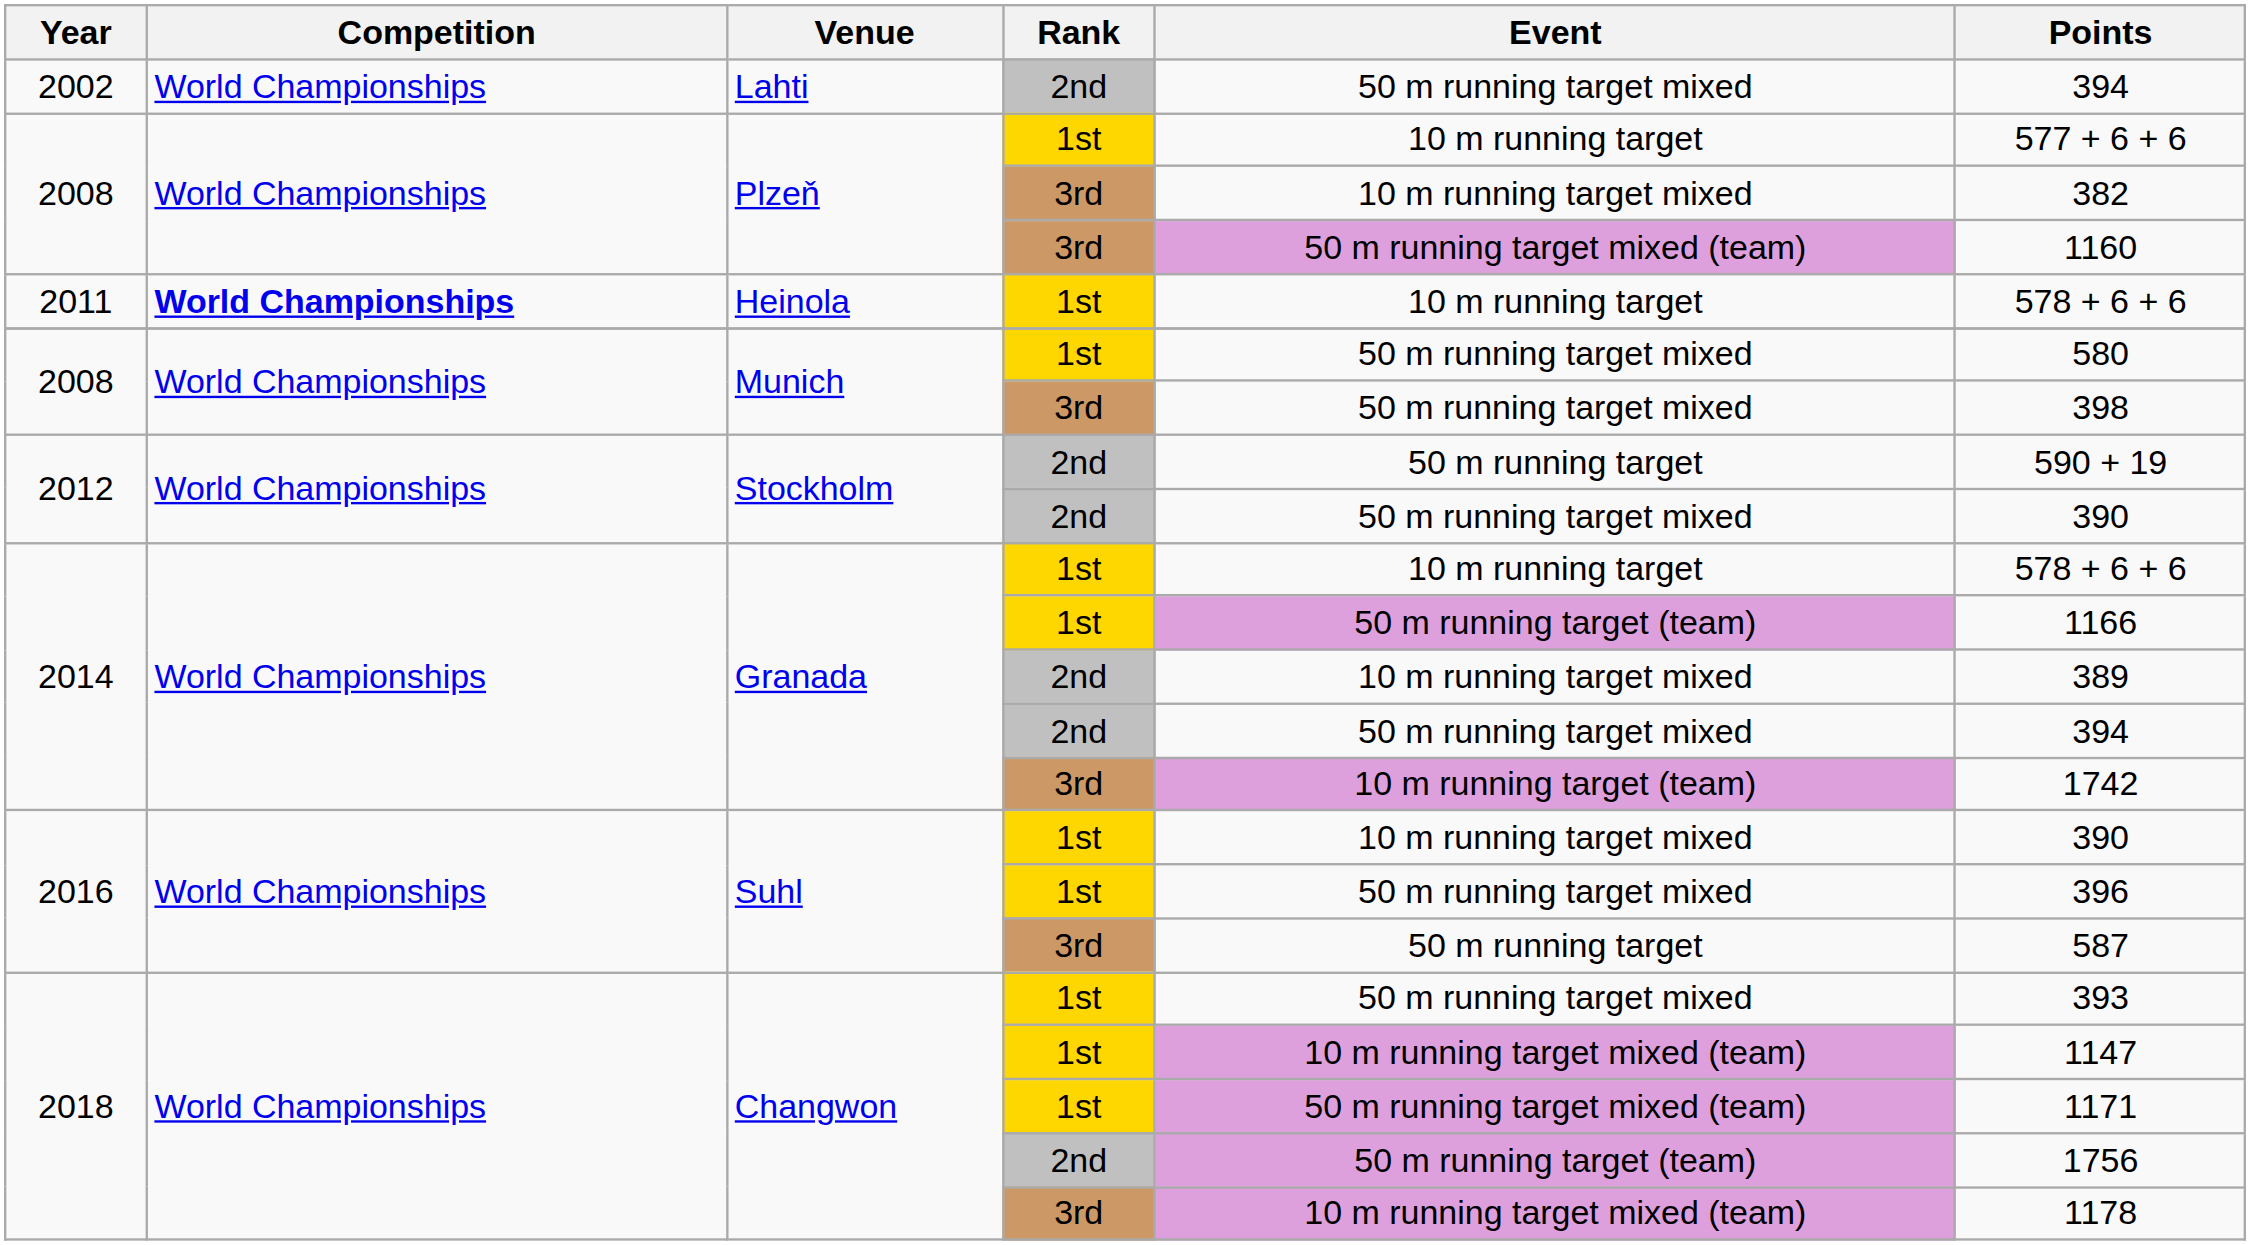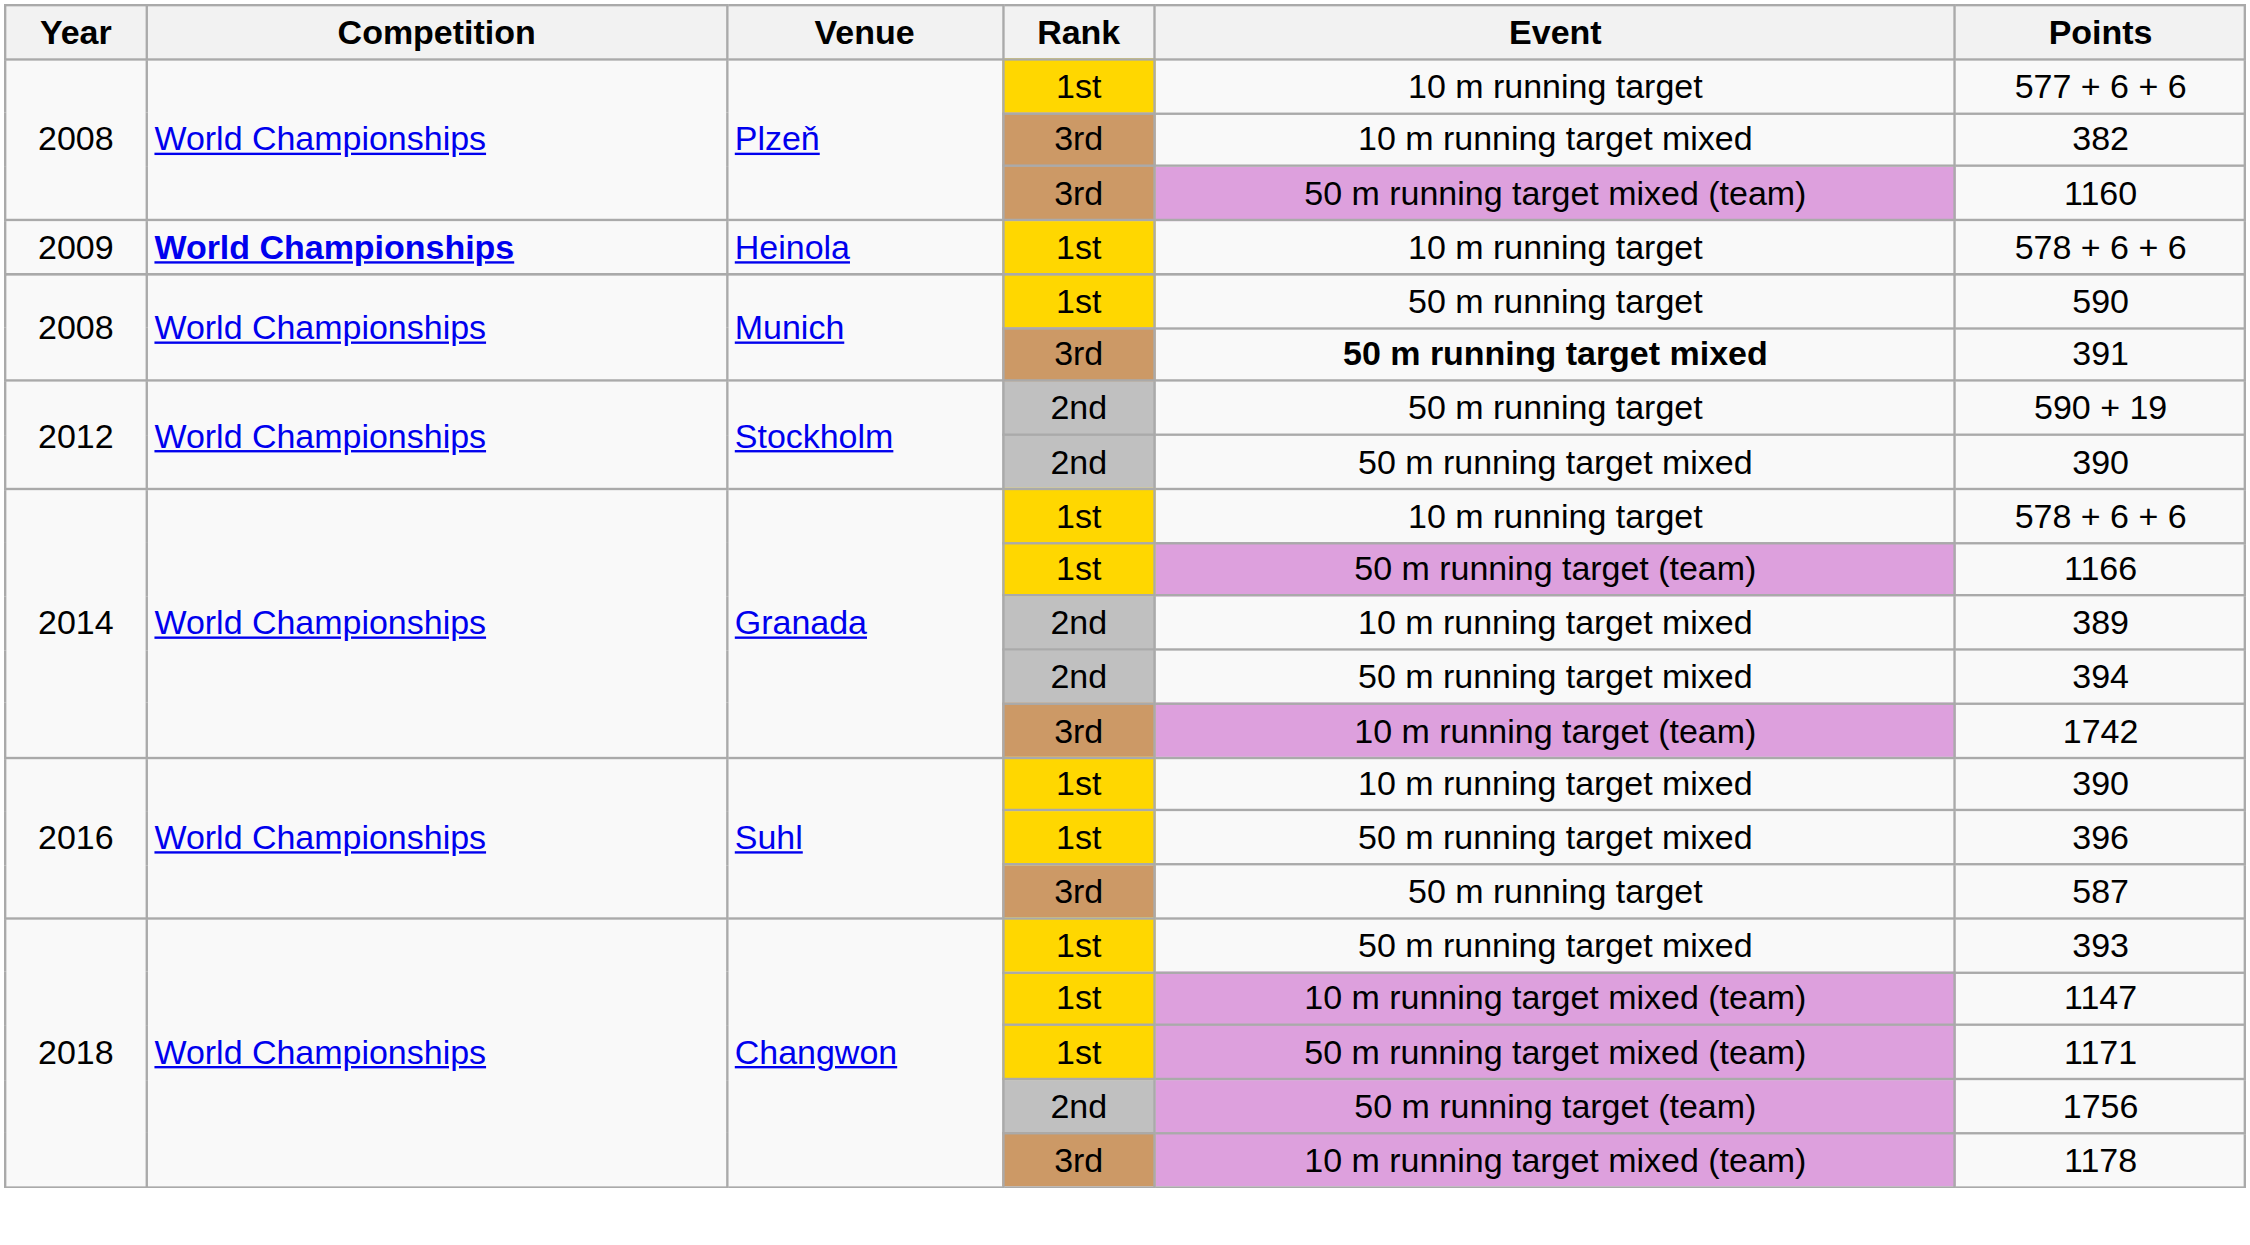- row: (772, 86)
(76, 301) 2011 -> (76, 247) 2009
(1555, 355) 50 m running target mixed -> (1555, 301) 50 m running target
(2101, 355) 580 -> (2101, 301) 590
(1555, 408) normal -> (1555, 355) bold
(2101, 408) 398 -> (2101, 355) 391
